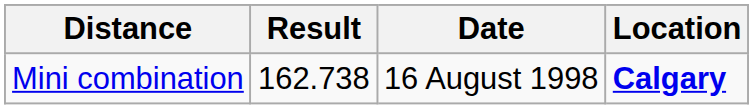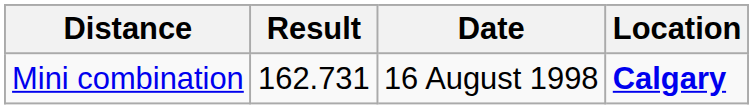(314, 77) 162.738 -> (314, 77) 162.731
